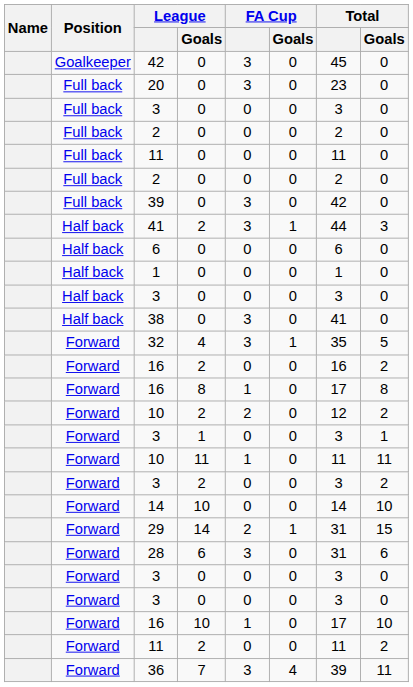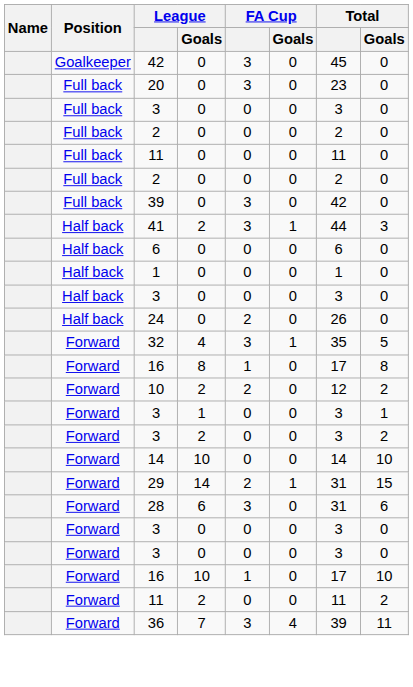+ row: (156, 319)
- row: (156, 319)
- row: (156, 366)
- row: (156, 459)
